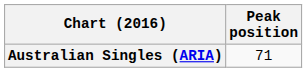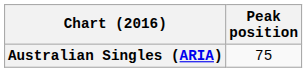(264, 56) 71 -> (264, 56) 75
